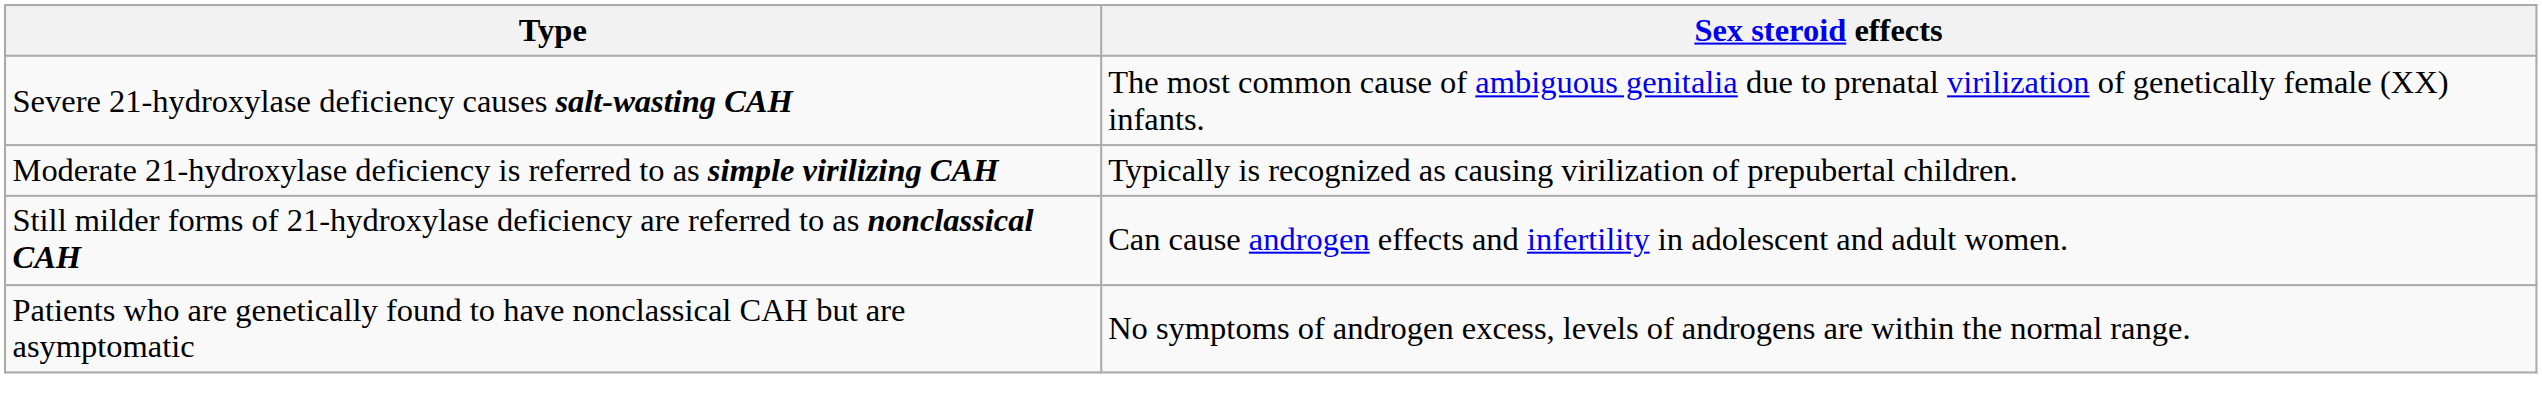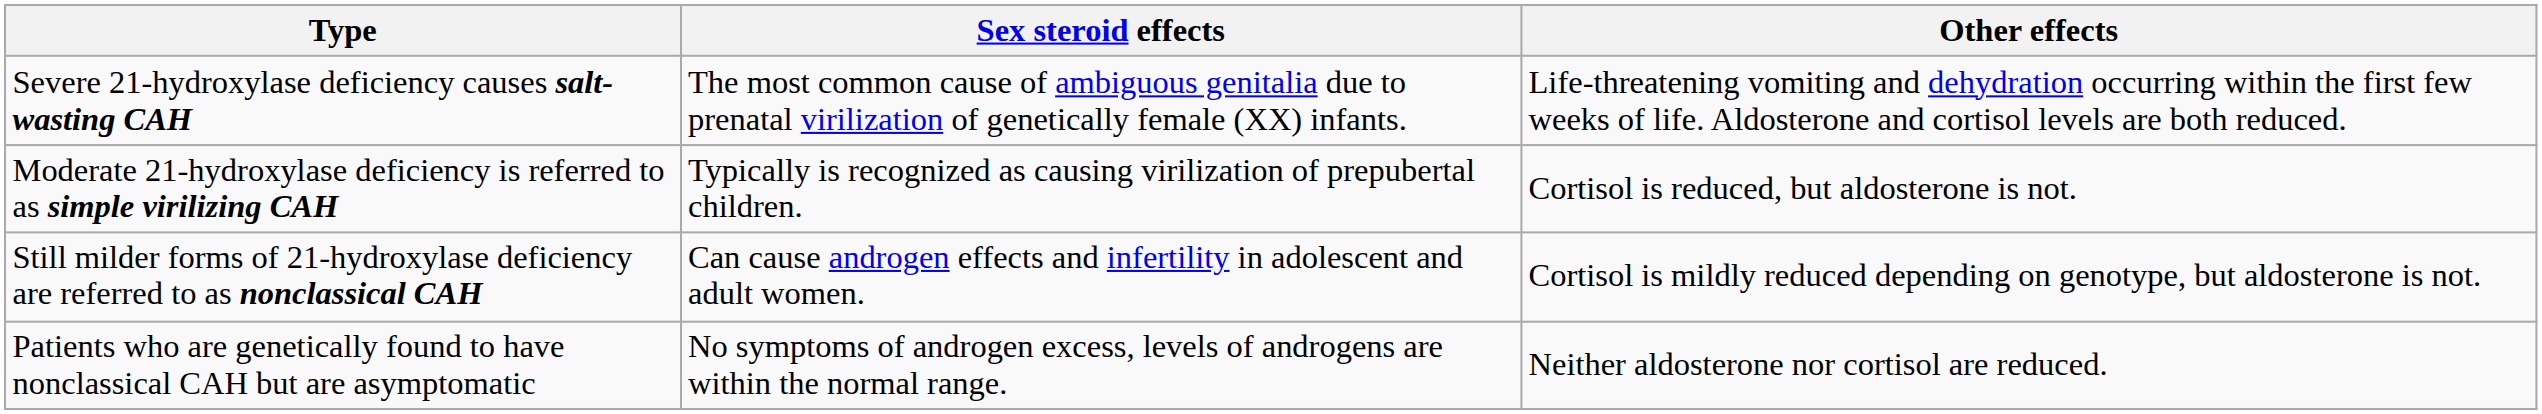+ column: (2029, 30)
